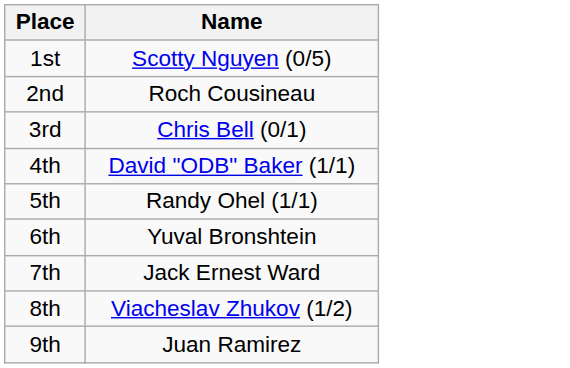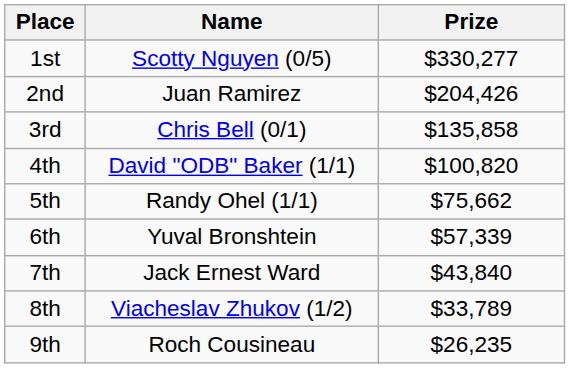+ column: (471, 22)
(232, 93) Roch Cousineau -> (232, 93) Juan Ramirez
(232, 344) Juan Ramirez -> (232, 344) Roch Cousineau
